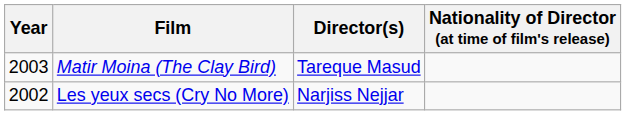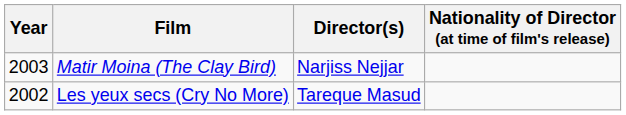(359, 67) Tareque Masud -> (350, 67) Narjiss Nejjar
(350, 95) Narjiss Nejjar -> (359, 95) Tareque Masud
